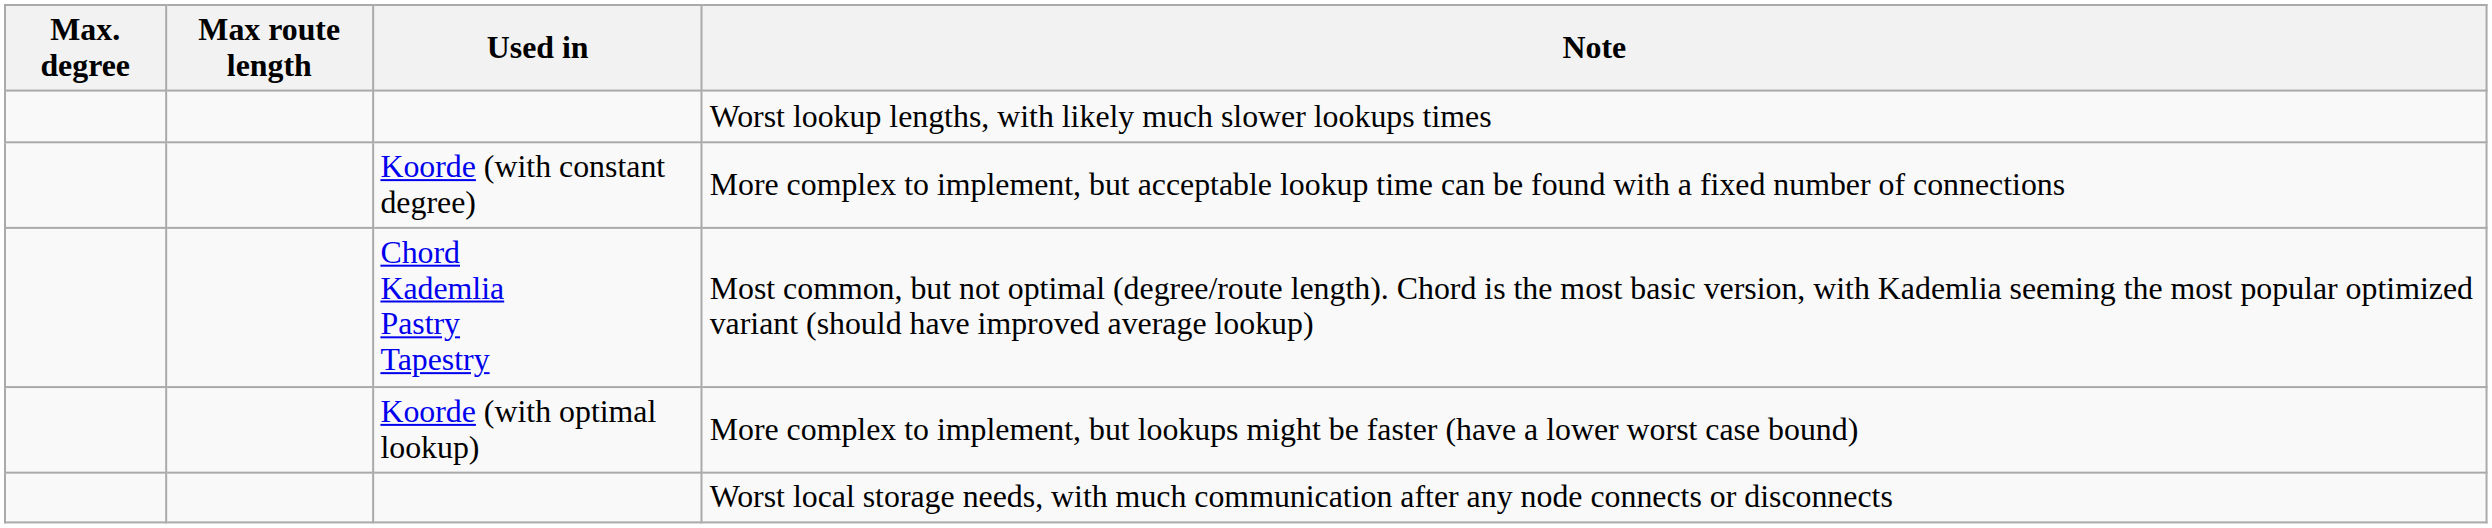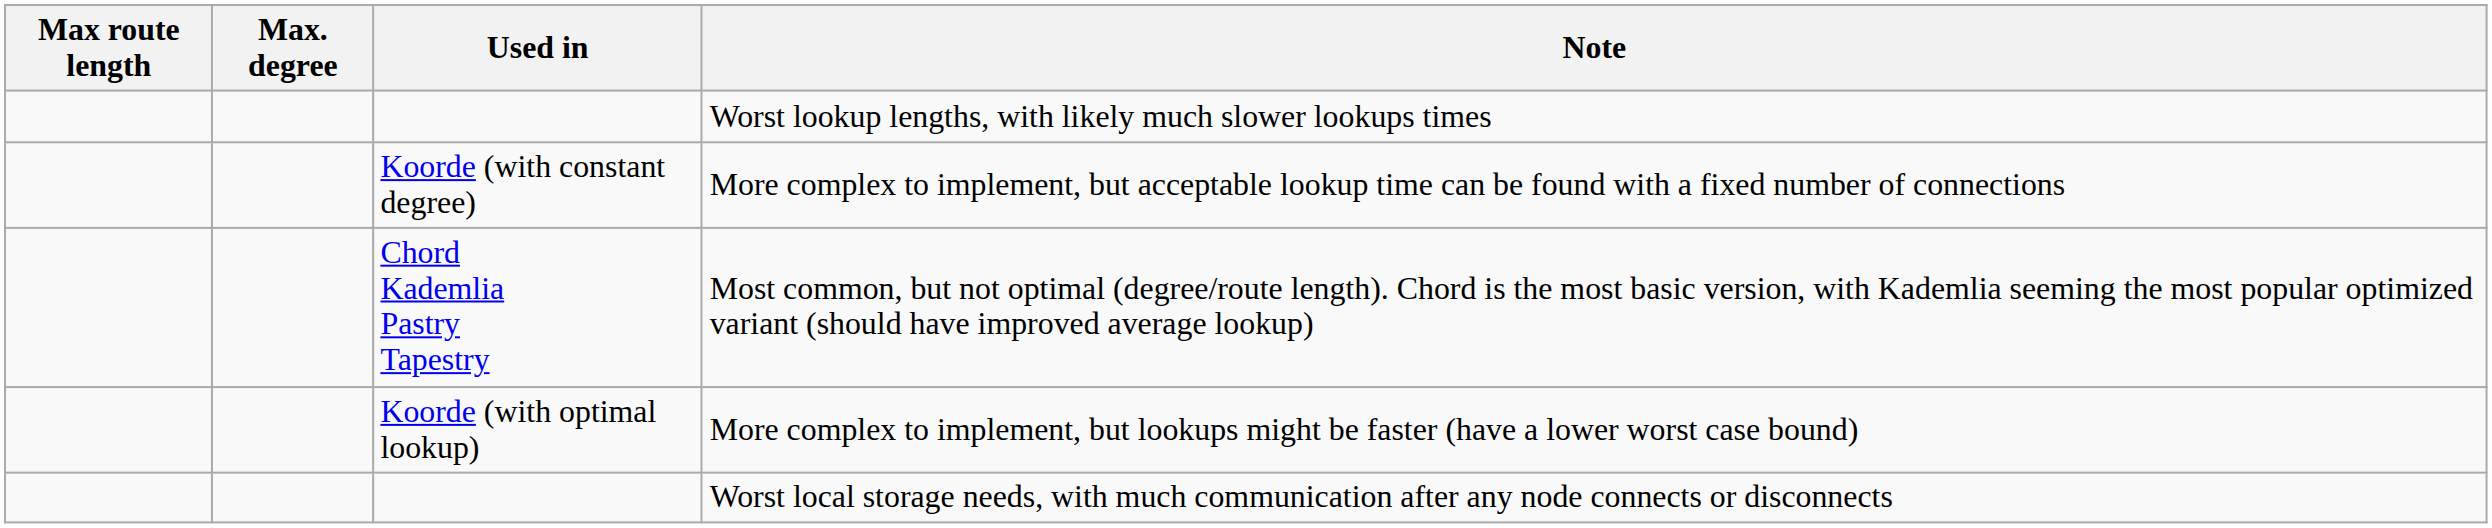columns swapped: (85, 47) <-> (269, 47)
